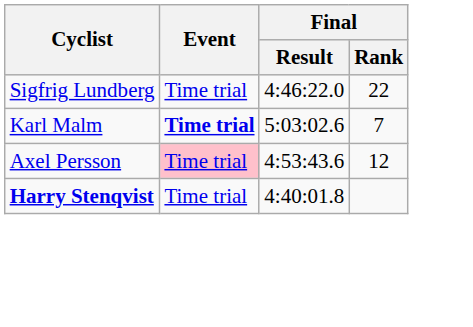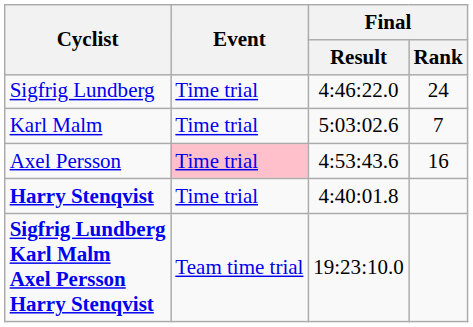(379, 91) 22 -> (438, 91) 24
(209, 126) bold -> (217, 126) normal
(379, 160) 12 -> (438, 160) 16
+ row: (88, 267)
